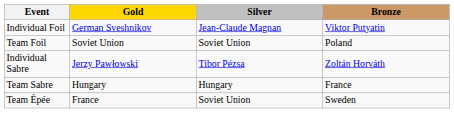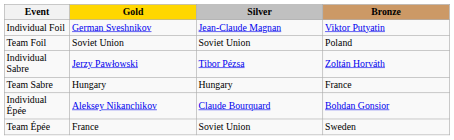+ row: (27, 106)
